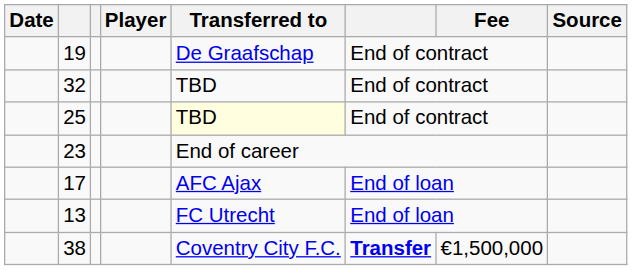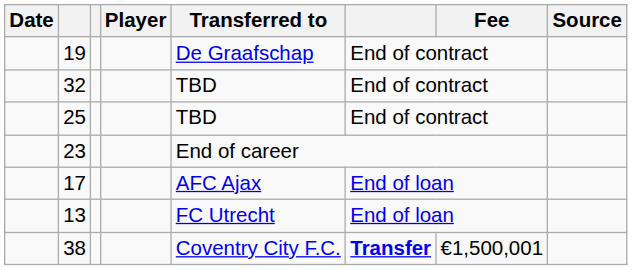(196, 118) lightyellow background -> (196, 118) no background
(492, 248) €1,500,000 -> (492, 248) €1,500,001
